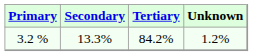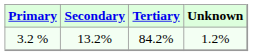(95, 38) 13.3% -> (95, 38) 13.2%
